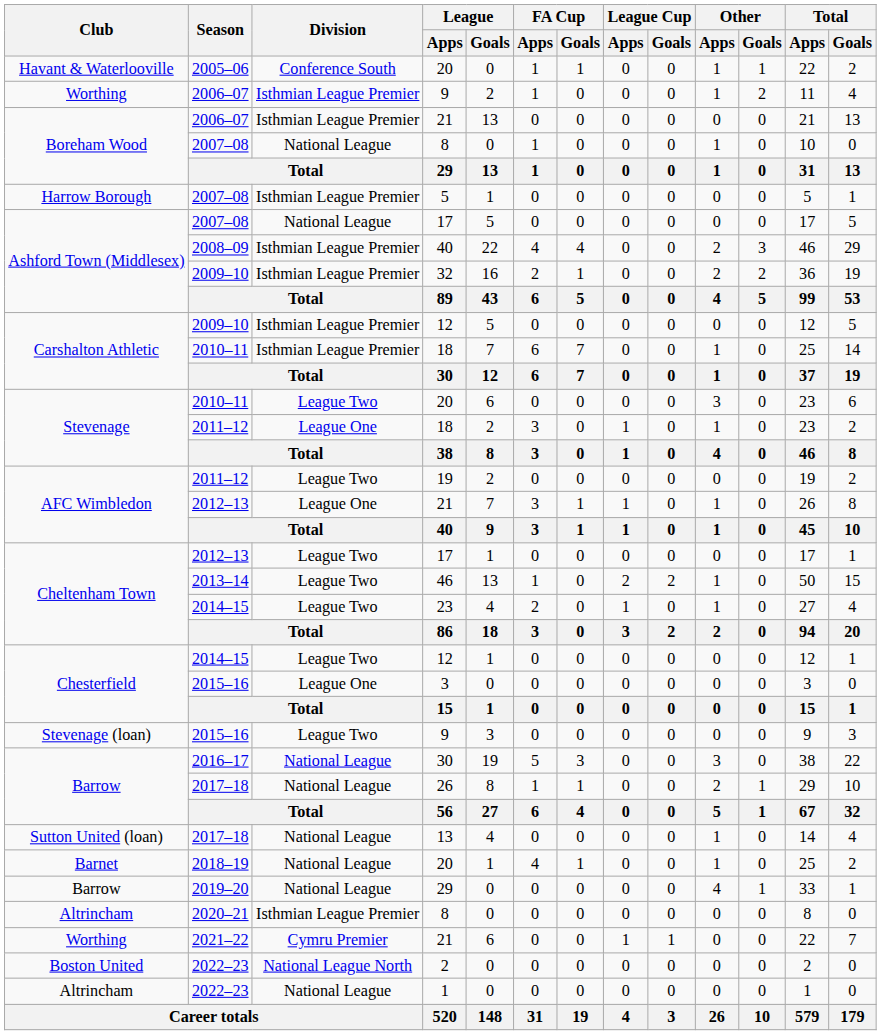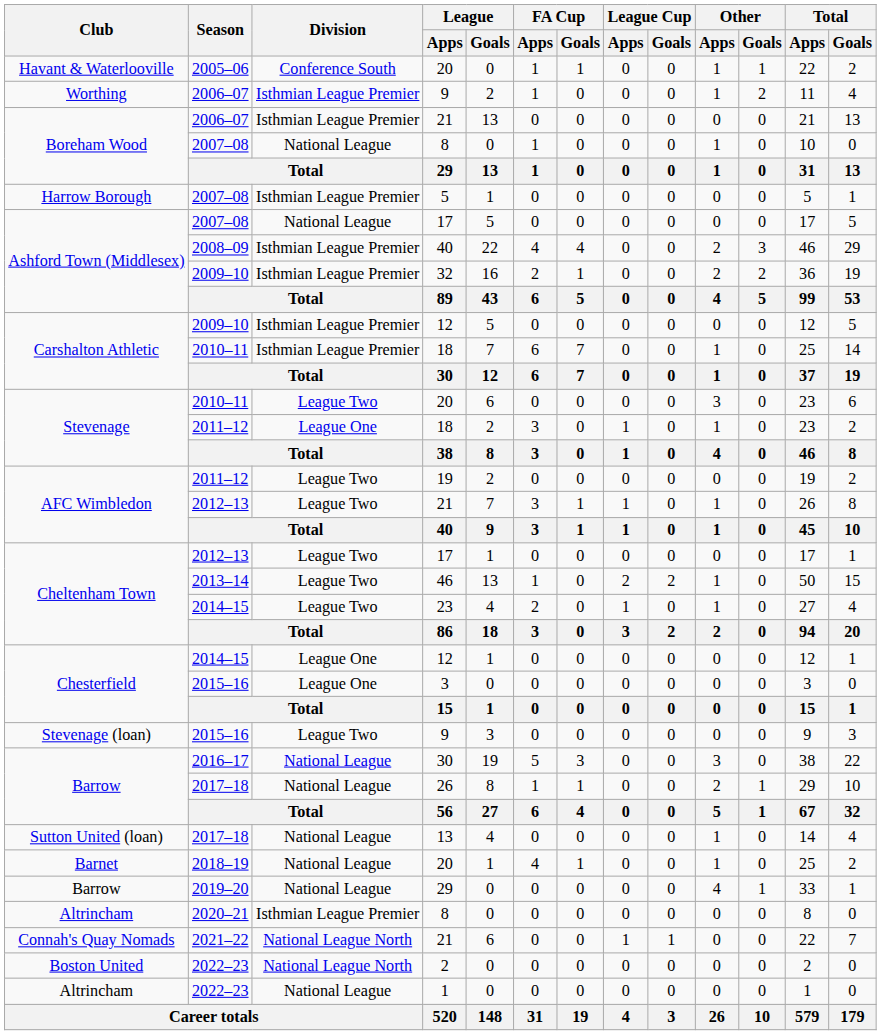(338, 504) League One -> (338, 504) League Two
(338, 658) League Two -> (338, 658) League One
(96, 939) Worthing -> (96, 939) Connah's Quay Nomads
(338, 939) Cymru Premier -> (338, 939) National League North
